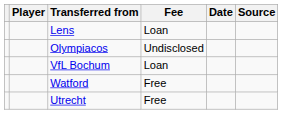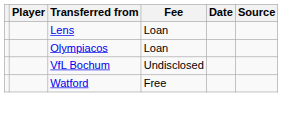(174, 48) Undisclosed -> (156, 48) Loan
(156, 65) Loan -> (174, 65) Undisclosed
- row: (68, 100)
